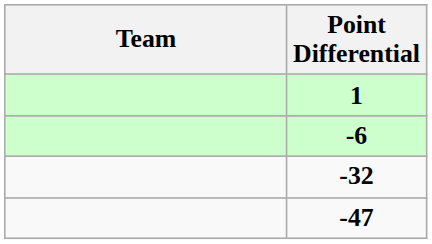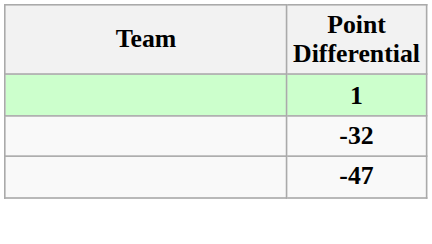- row: (357, 135)
